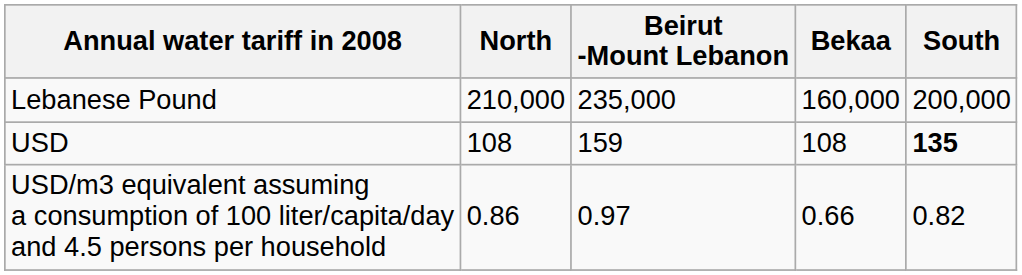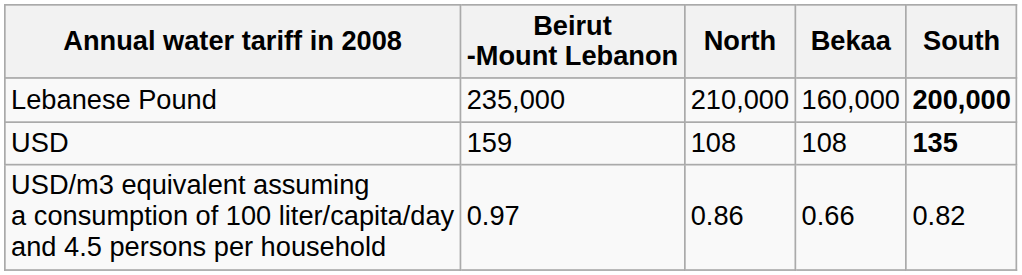columns swapped: (683, 41) <-> (516, 41)
(962, 99) normal -> (962, 99) bold
